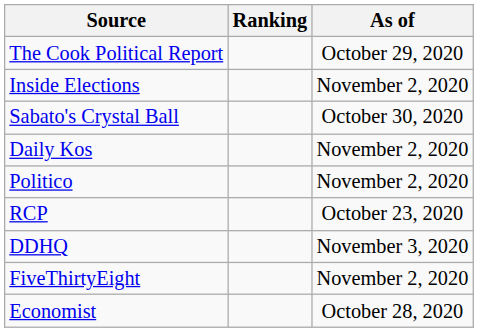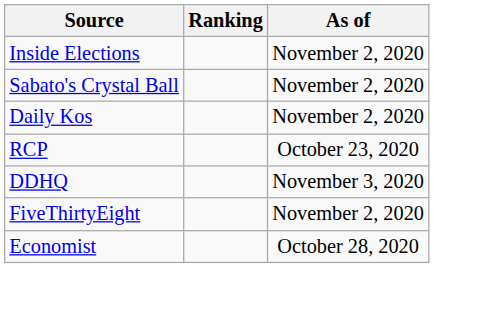- row: (116, 52)
(392, 117) October 30, 2020 -> (348, 85) November 2, 2020
- row: (41, 181)
